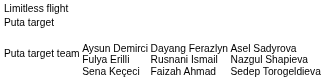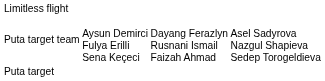rows swapped: (29, 22) <-> (42, 54)
